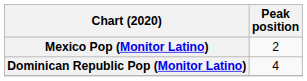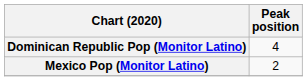rows swapped: (127, 66) <-> (127, 47)
